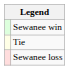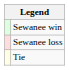rows swapped: (38, 58) <-> (19, 42)
